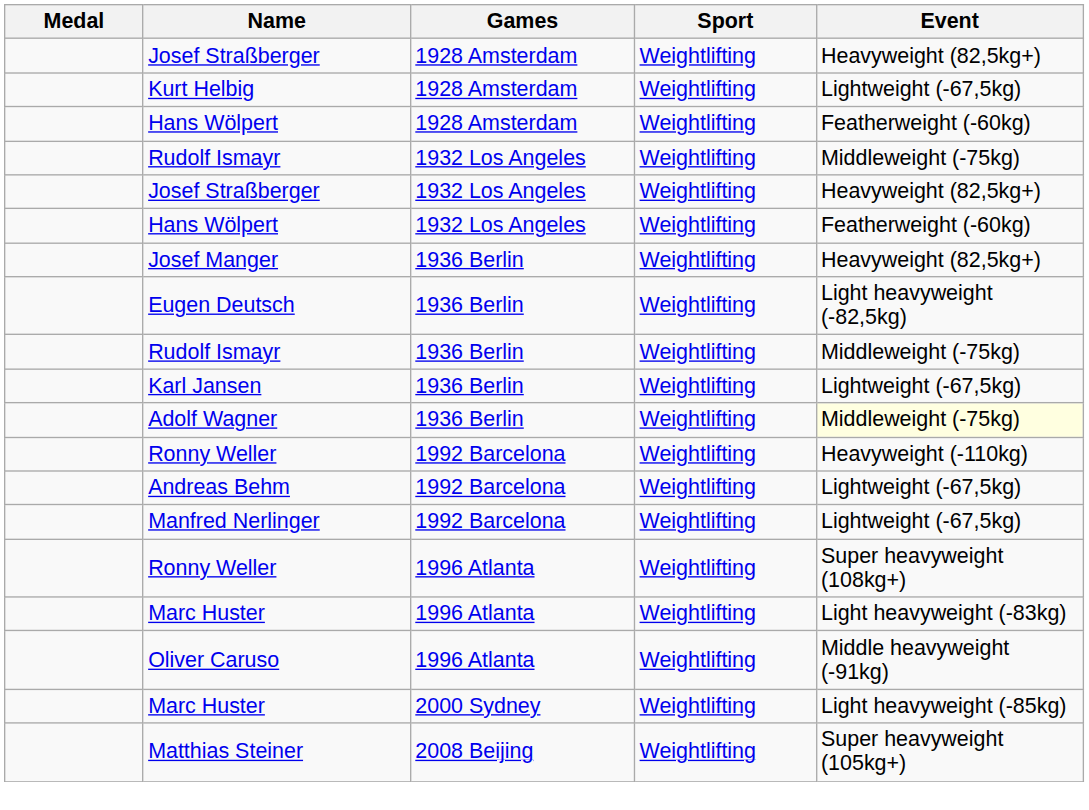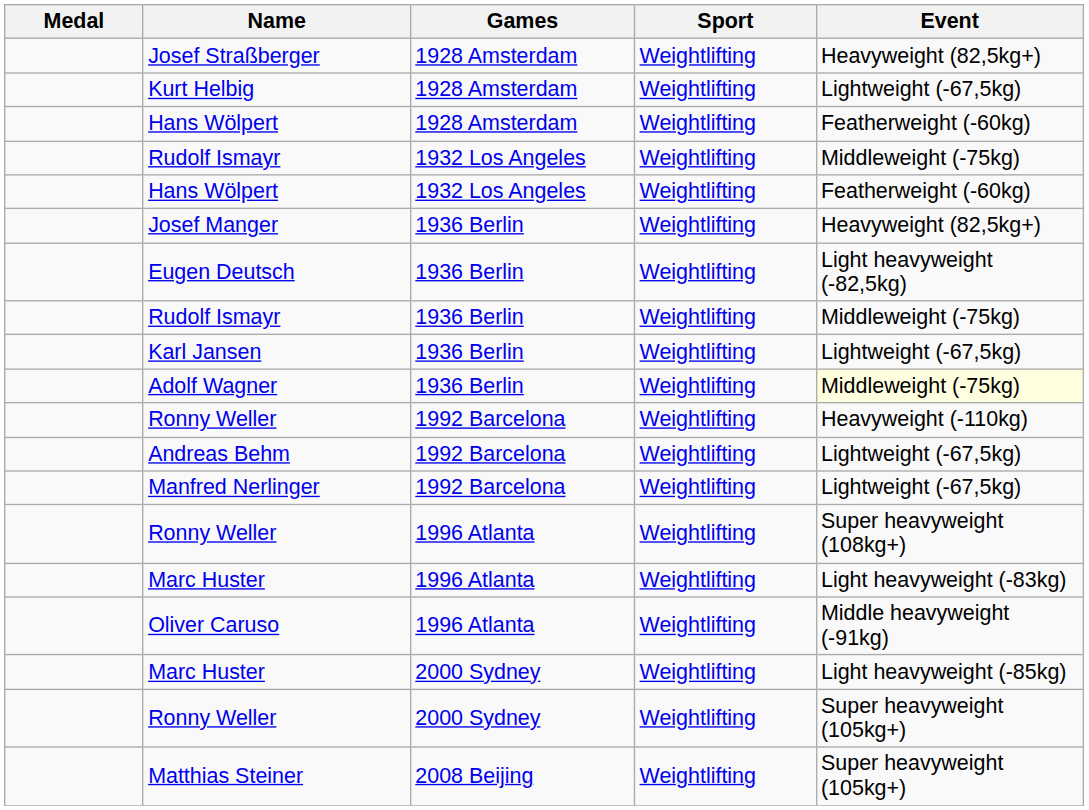- row: (234, 191)
+ row: (212, 717)
